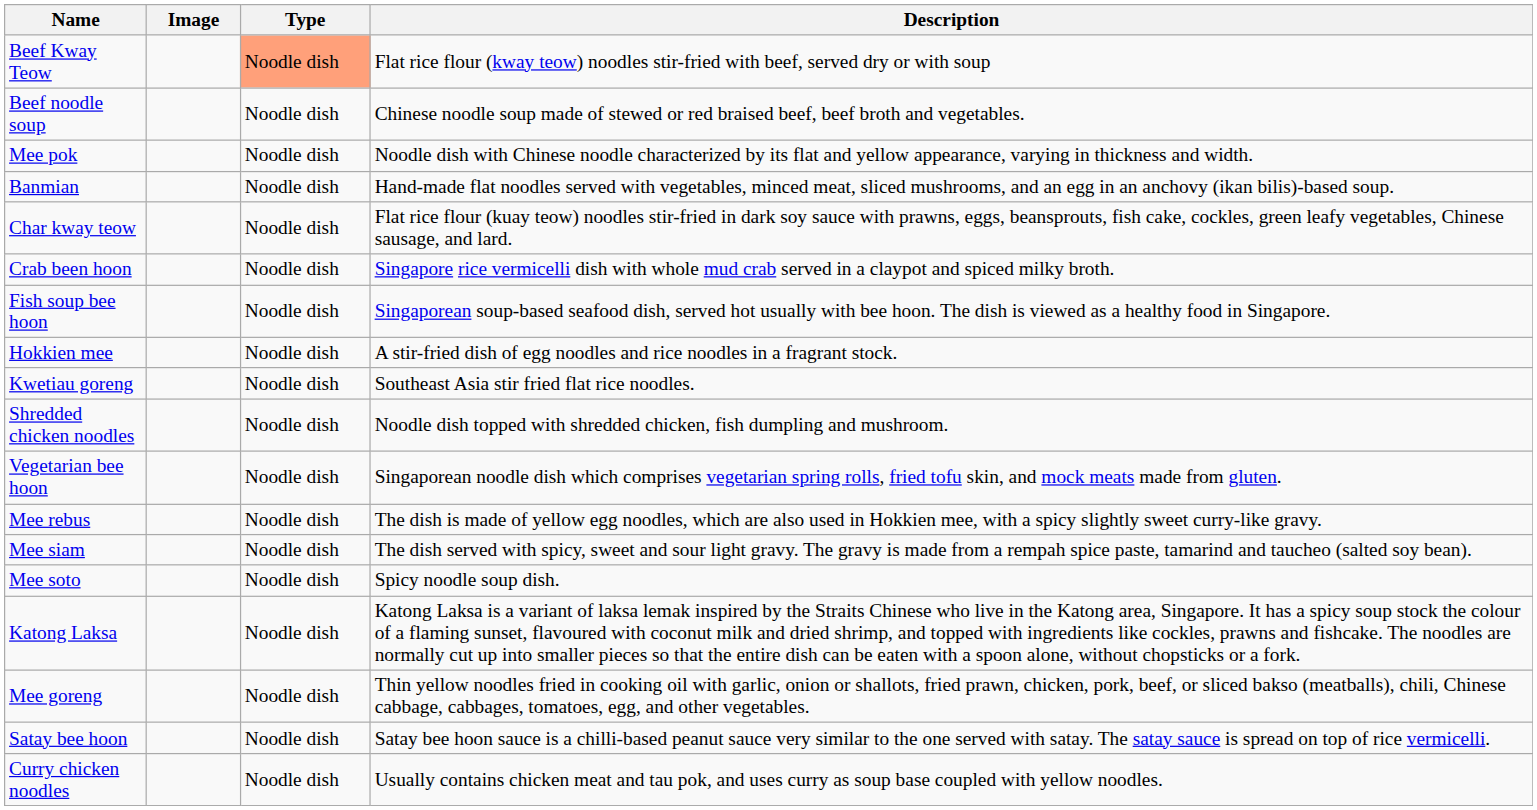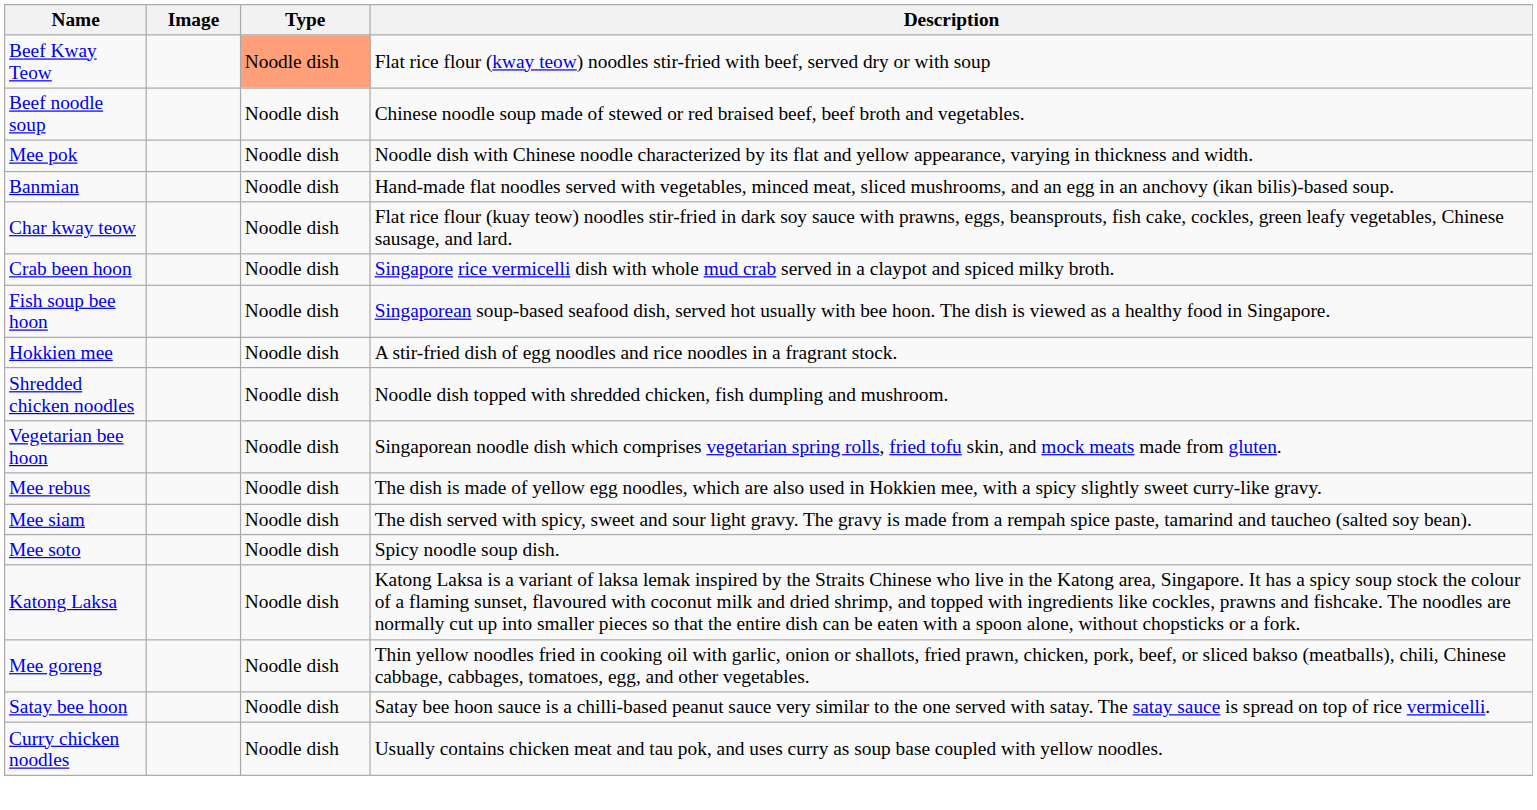- row: (71, 383)
